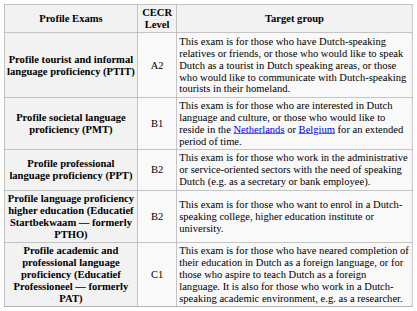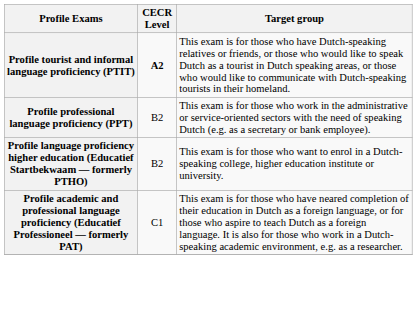(157, 65) normal -> (157, 65) bold
- row: (71, 123)
